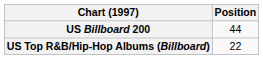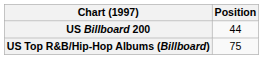(235, 46) 22 -> (235, 46) 75
